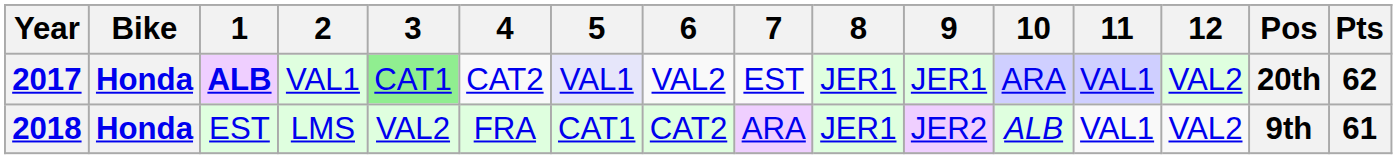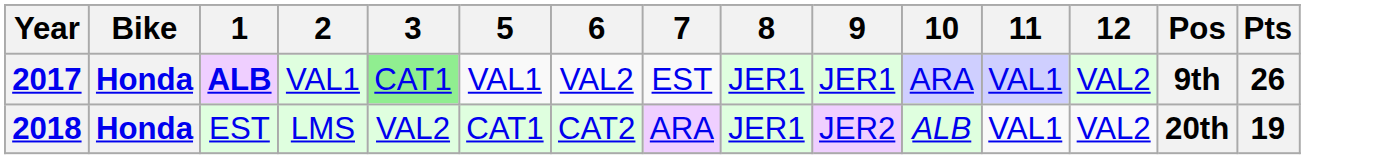- column: (505, 29)
(597, 78) lavender background -> (505, 78) no background
(1289, 78) 20th -> (1197, 78) 9th
(1360, 78) 62 -> (1268, 78) 26
(1289, 128) 9th -> (1197, 128) 20th
(1360, 128) 61 -> (1268, 128) 19
